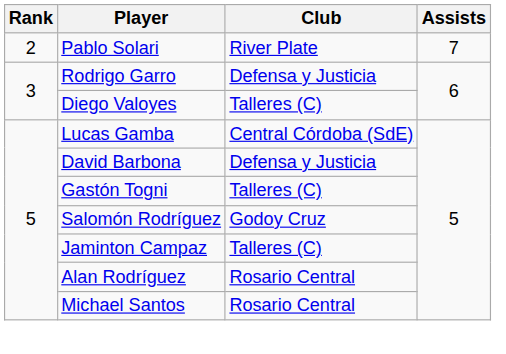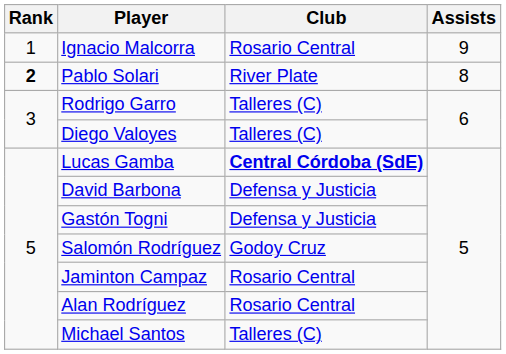+ row: (128, 47)
(31, 47) normal -> (31, 76) bold
(454, 47) 7 -> (464, 76) 8
(303, 76) Defensa y Justicia -> (276, 104) Talleres (C)
(321, 133) normal -> (326, 162) bold
(276, 190) Talleres (C) -> (303, 219) Defensa y Justicia
(276, 248) Talleres (C) -> (292, 276) Rosario Central
(292, 305) Rosario Central -> (276, 334) Talleres (C)
